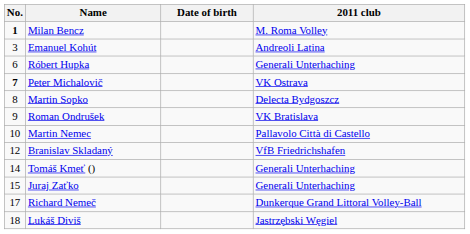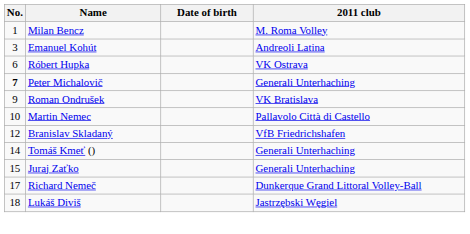(15, 30) bold -> (15, 30) normal
(305, 64) Generali Unterhaching -> (282, 64) VK Ostrava
(282, 82) VK Ostrava -> (305, 82) Generali Unterhaching
- row: (58, 99)
